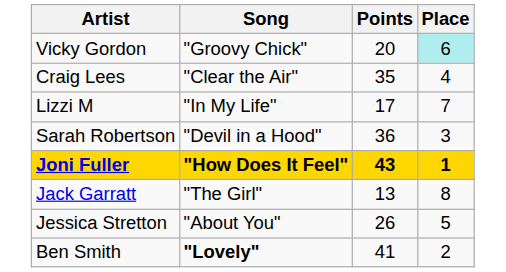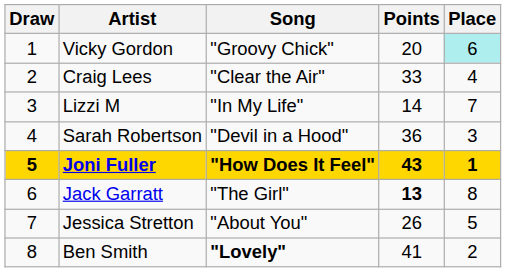+ column: (32, 19)
(385, 77) 35 -> (412, 77) 33
(385, 106) 17 -> (412, 106) 14
(385, 194) normal -> (412, 194) bold
